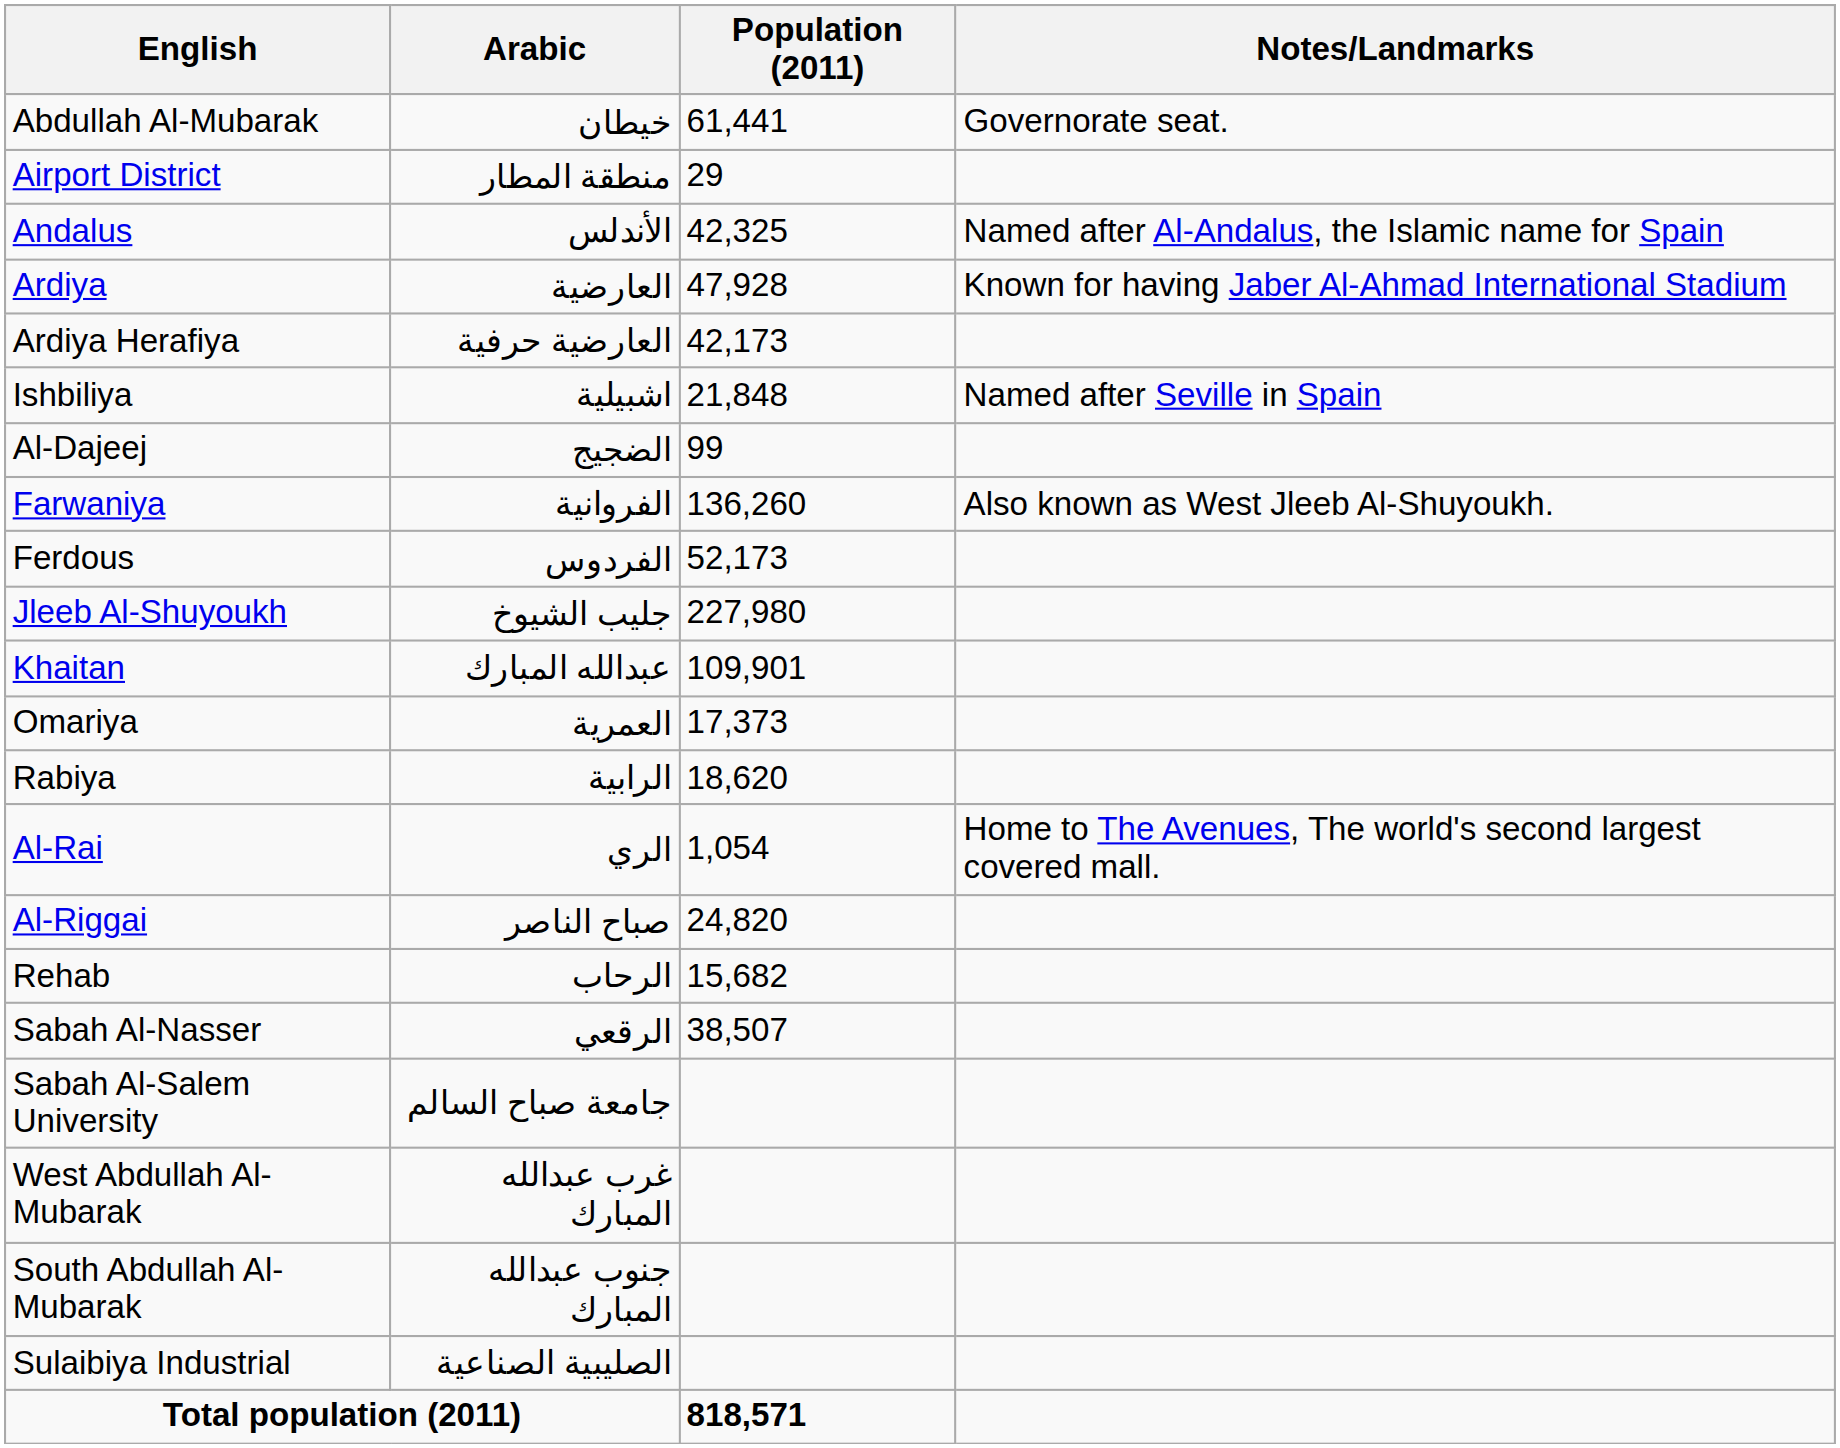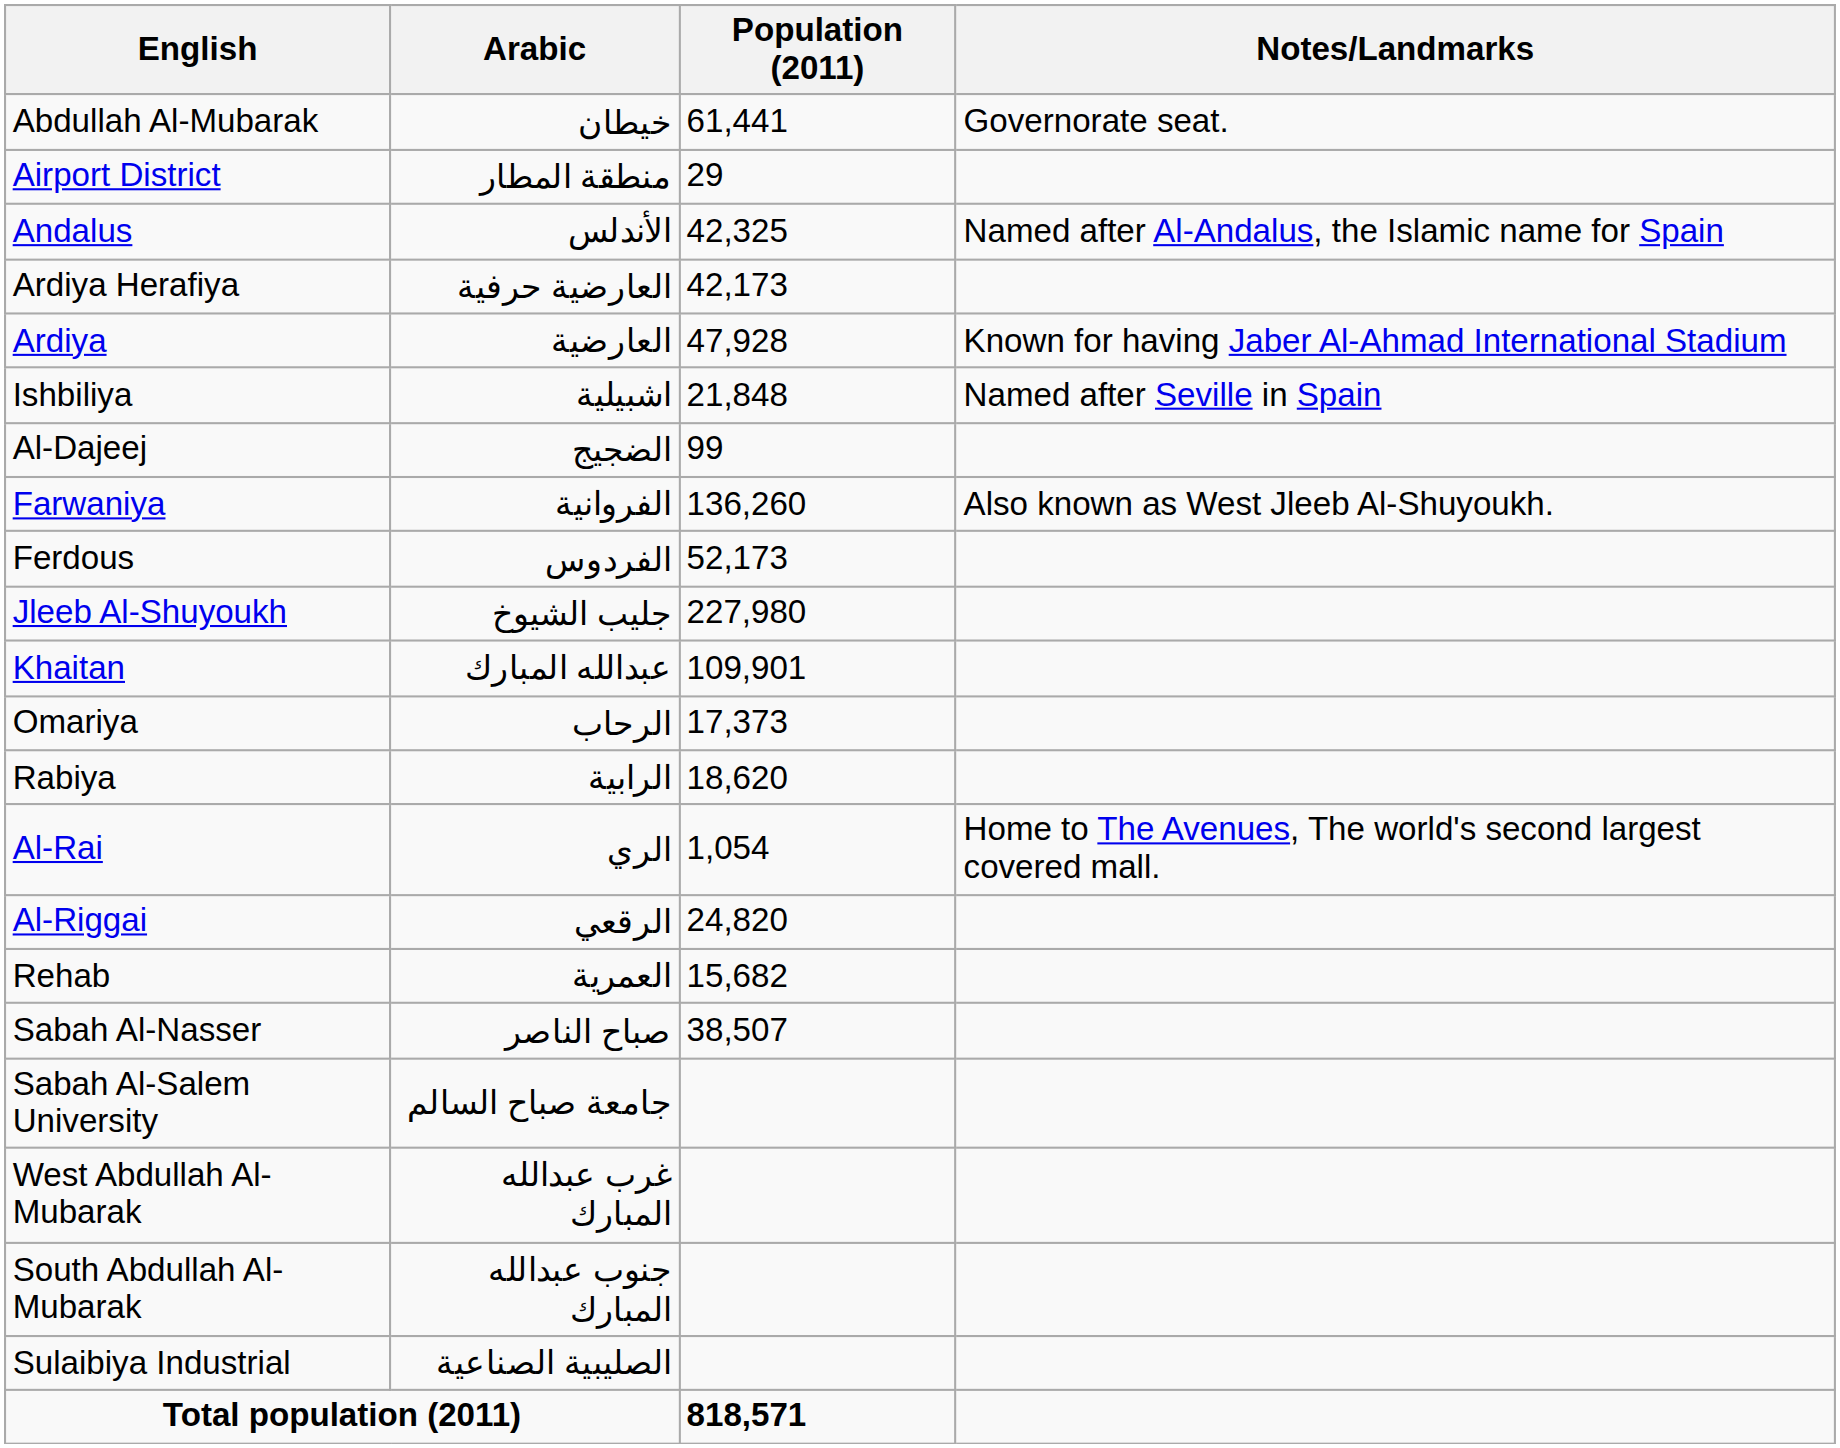rows swapped: (60, 285) <-> (126, 339)
(622, 723) العمرية -> (622, 723) الرحاب
(588, 922) صباح الناصر -> (623, 922) الرقعي
(622, 976) الرحاب -> (622, 976) العمرية
(623, 1031) الرقعي -> (588, 1031) صباح الناصر
